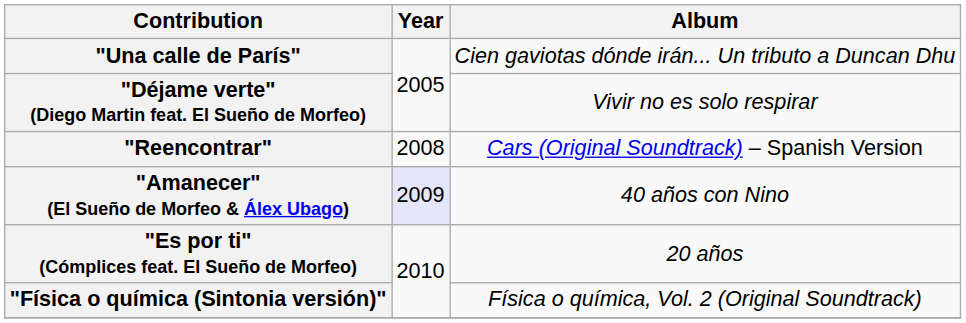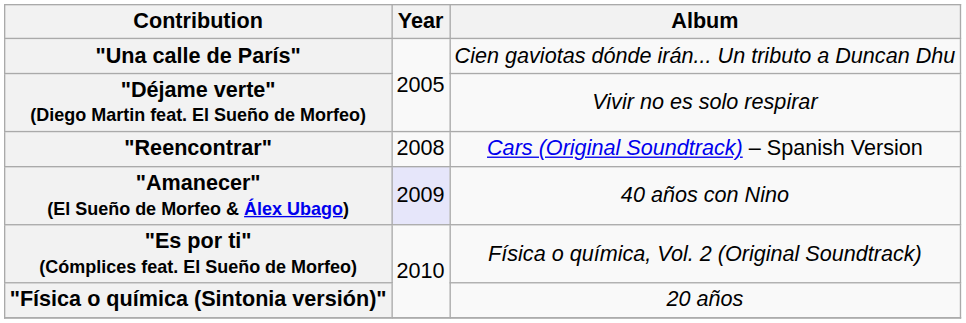(705, 253) 20 años -> (705, 253) Física o química, Vol. 2 (Original Soundtrack)
(705, 300) Física o química, Vol. 2 (Original Soundtrack) -> (705, 300) 20 años
